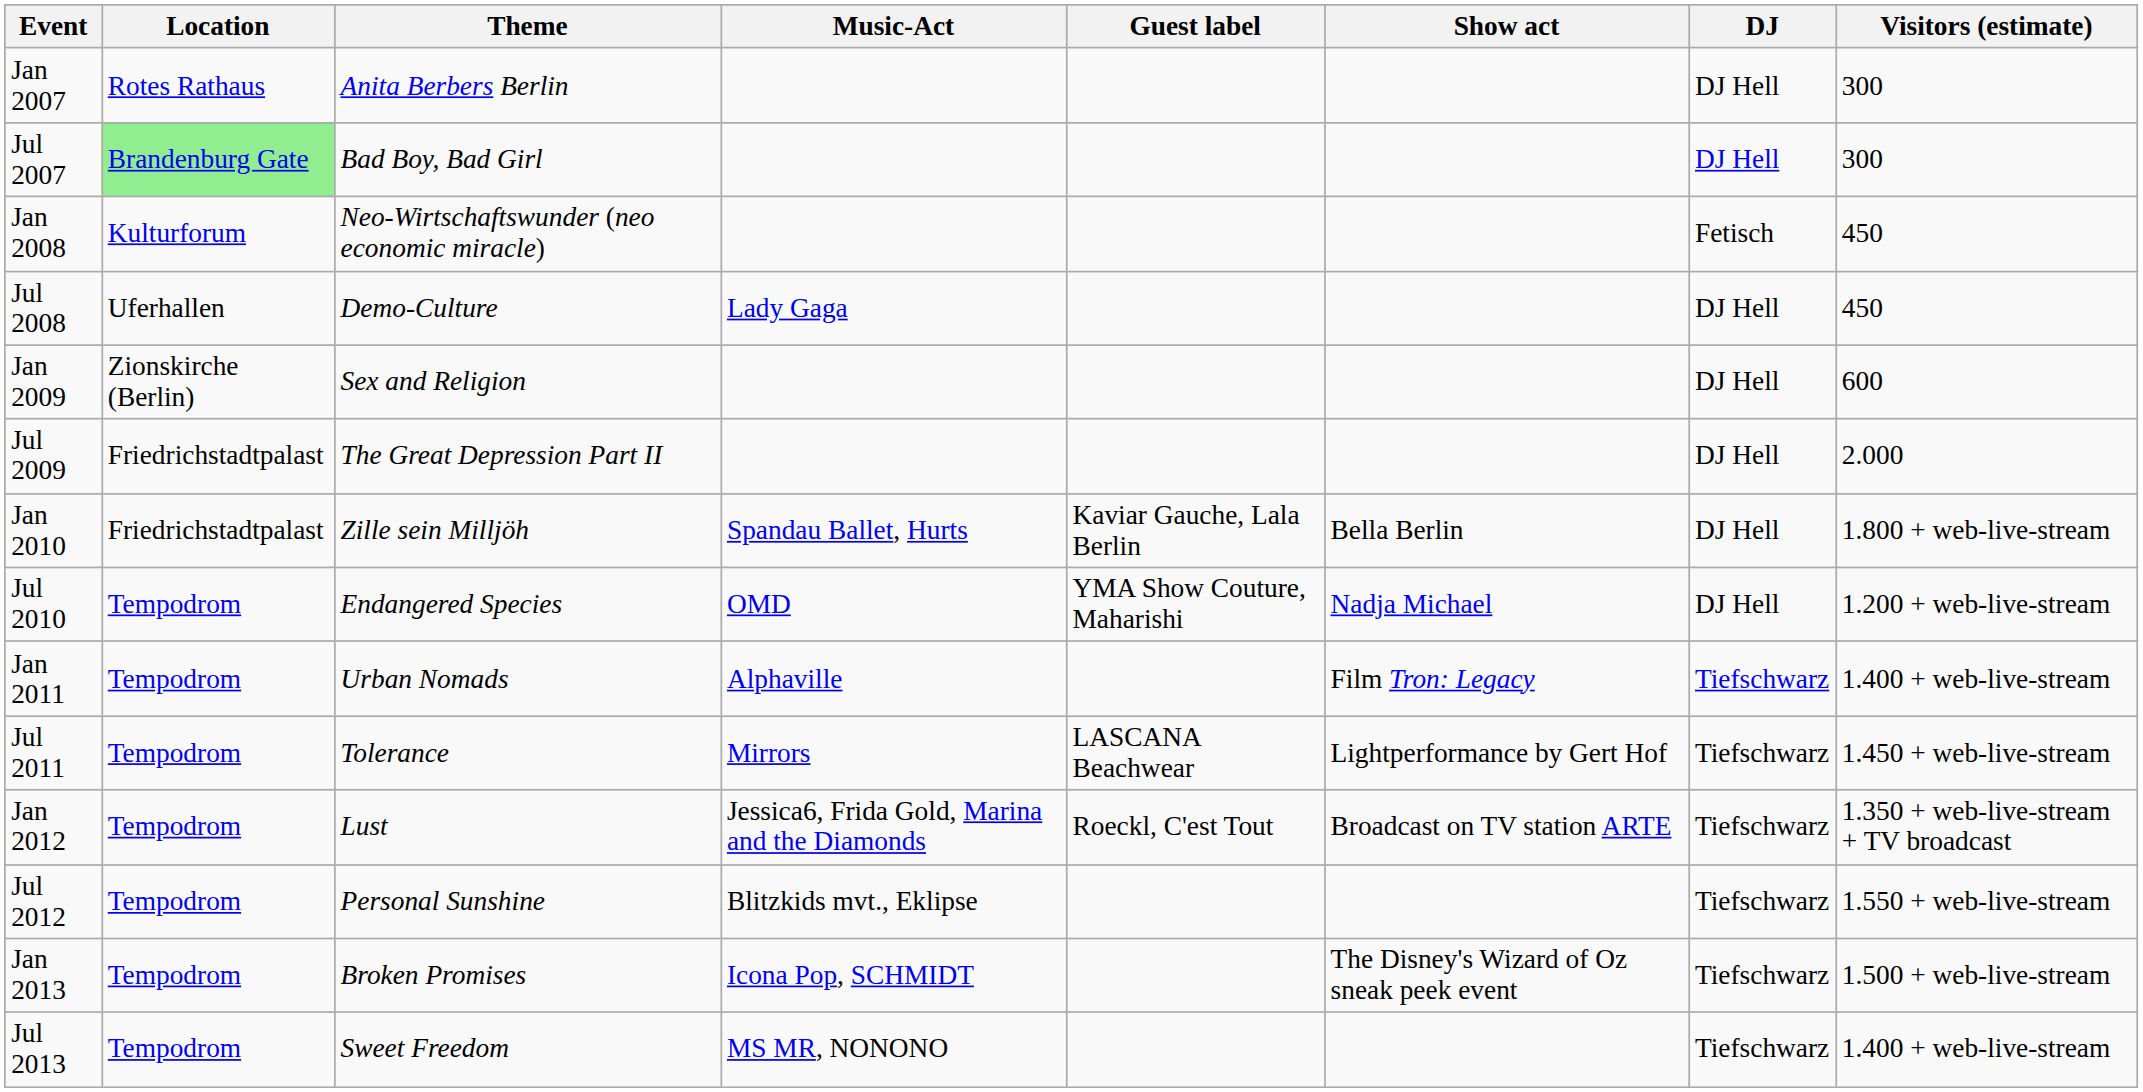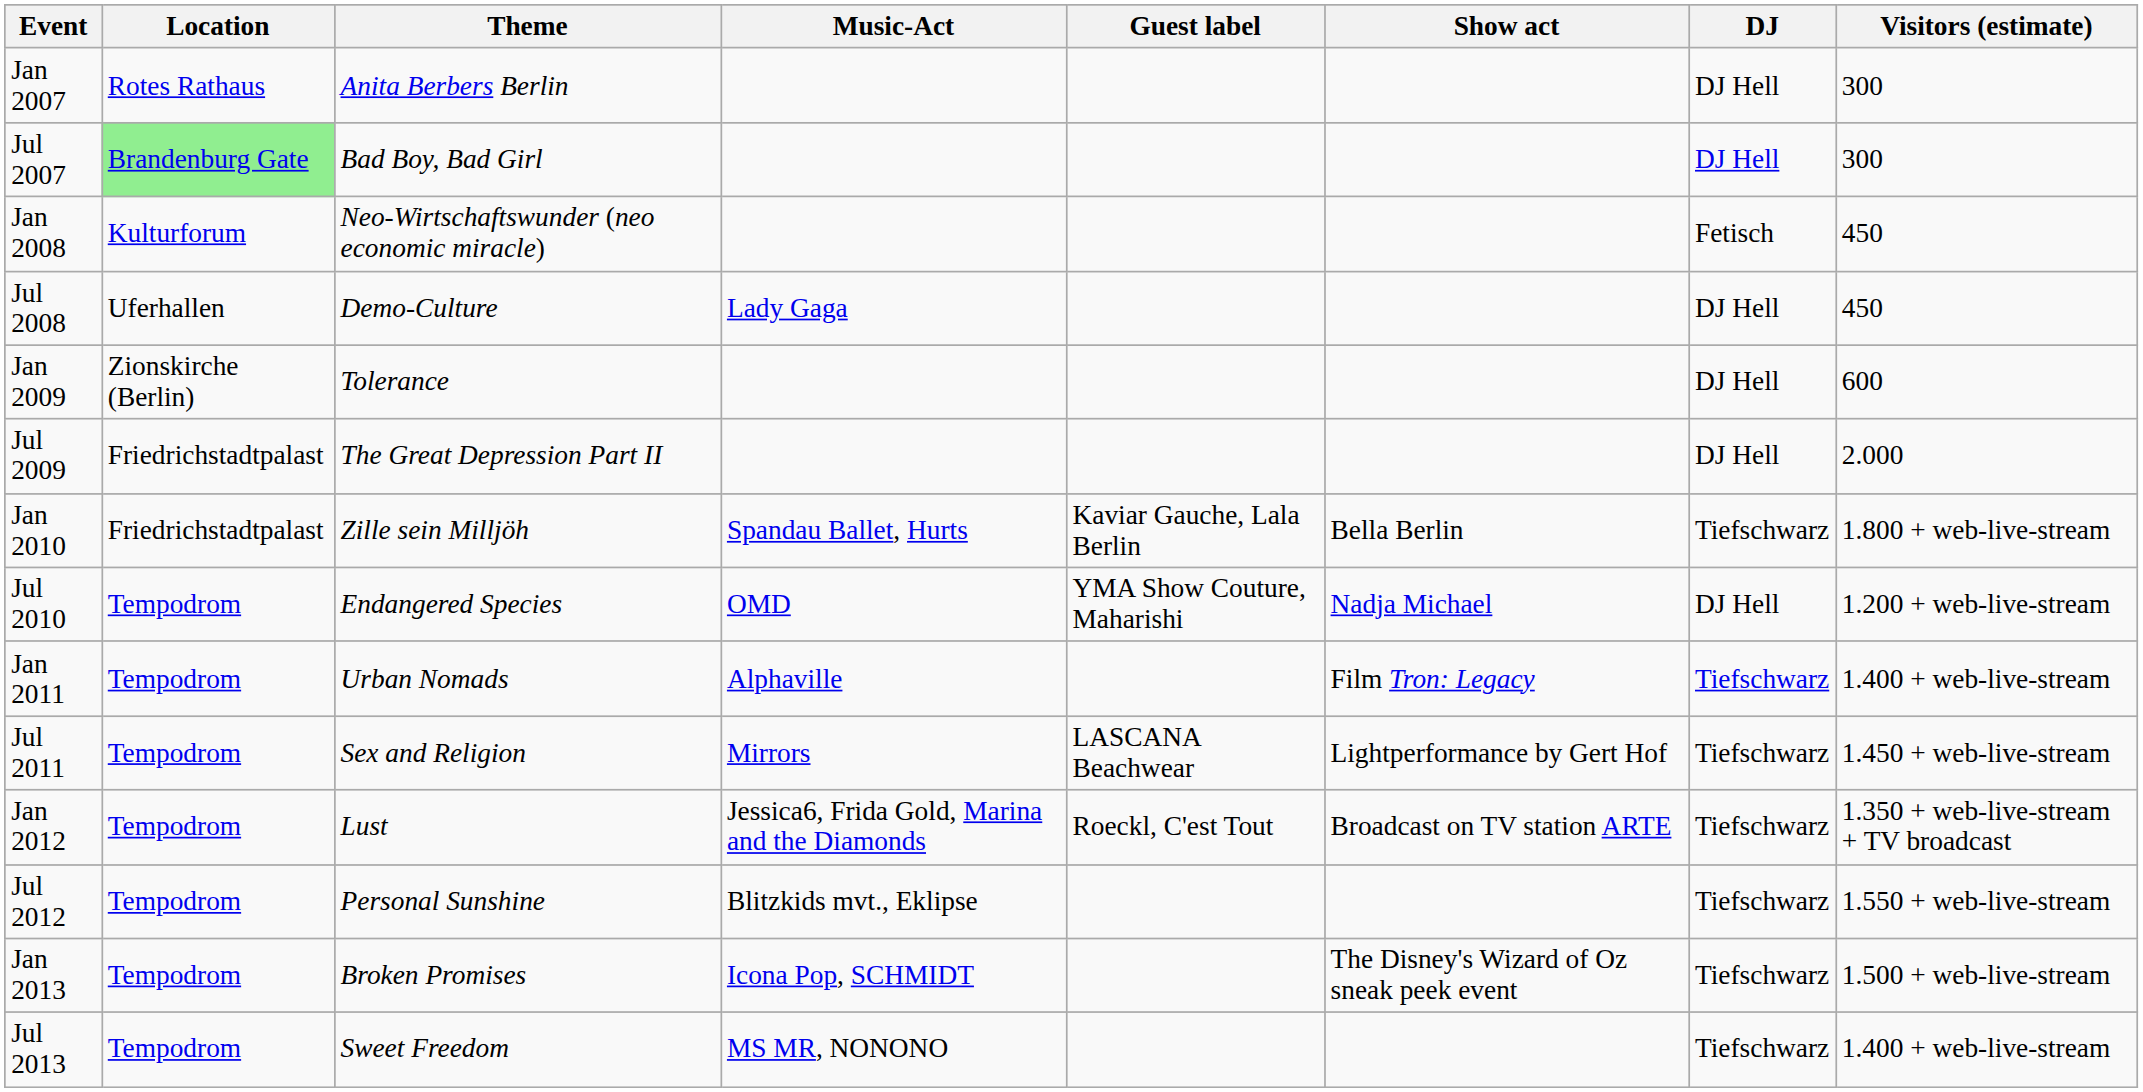(433, 381) Sex and Religion -> (395, 381) Tolerance
(1737, 530) DJ Hell -> (1762, 530) Tiefschwarz
(395, 752) Tolerance -> (433, 752) Sex and Religion
